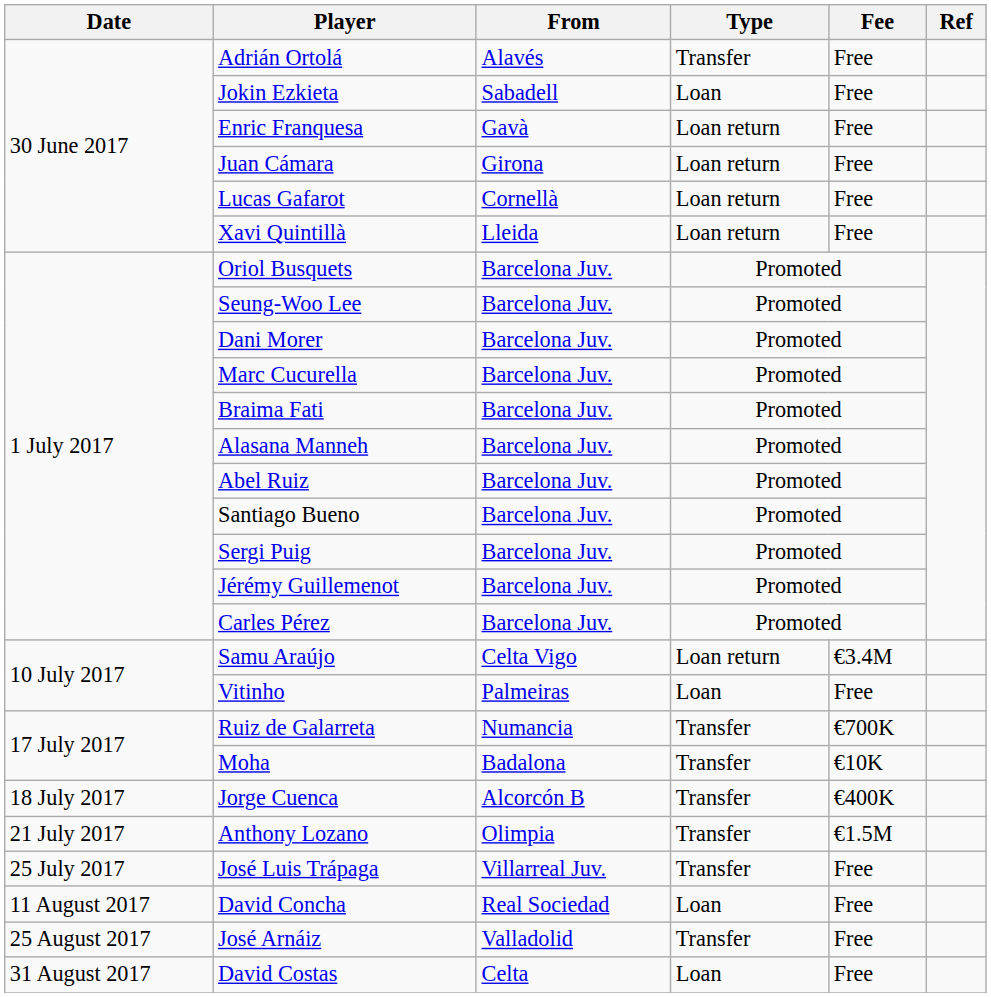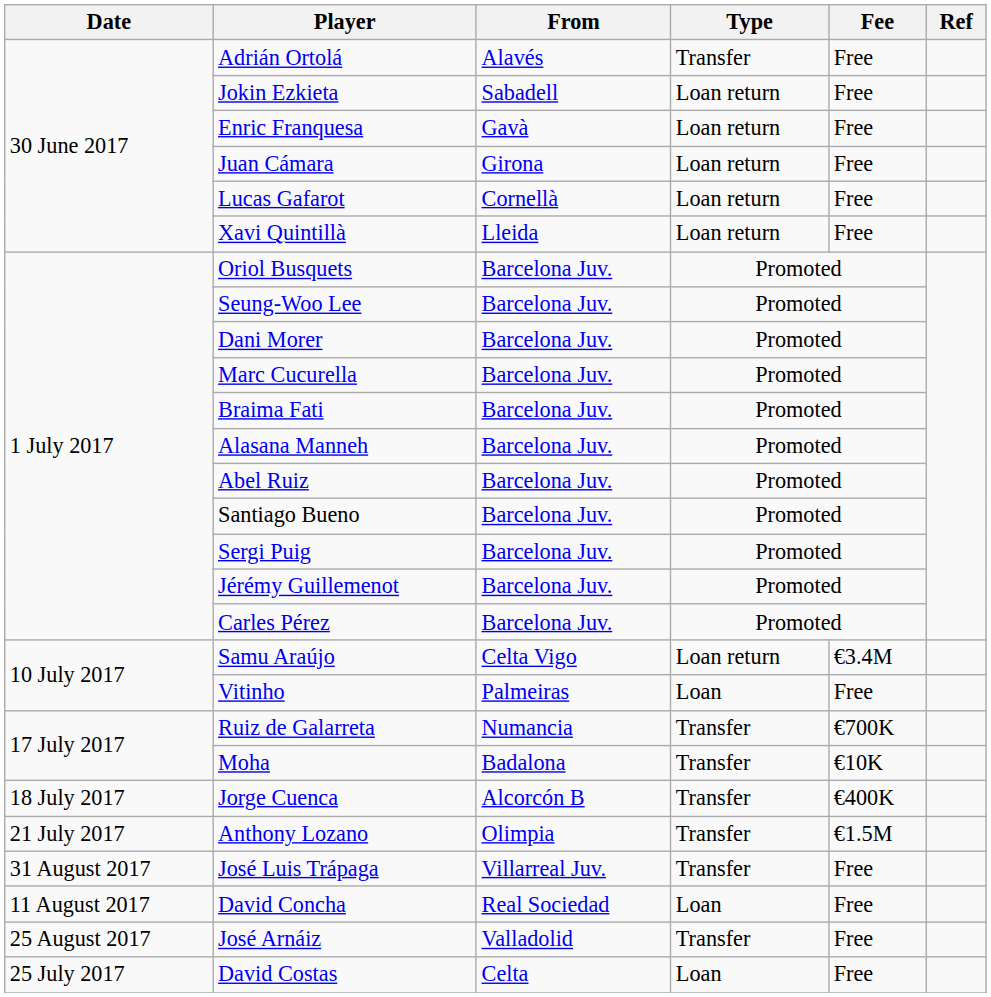(699, 92) Loan -> (728, 92) Loan return
(67, 868) 25 July 2017 -> (80, 868) 31 August 2017
(80, 974) 31 August 2017 -> (67, 974) 25 July 2017
